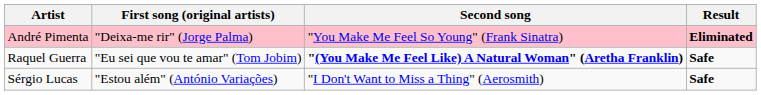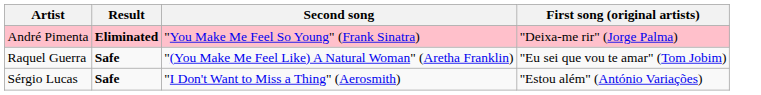columns swapped: (198, 15) <-> (721, 15)
(495, 57) bold -> (339, 57) normal
